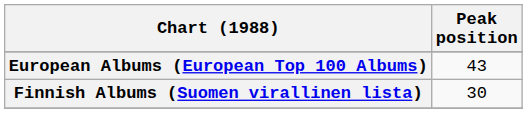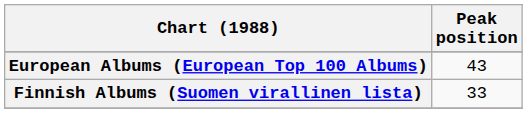(477, 94) 30 -> (477, 94) 33
